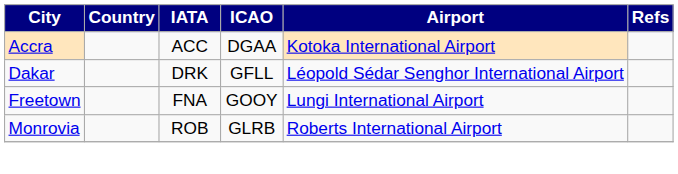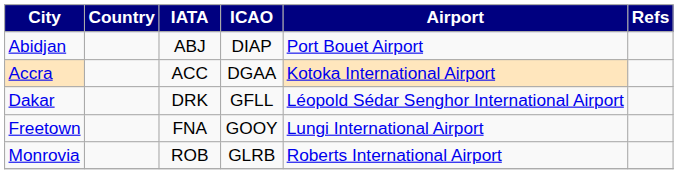+ row: (37, 45)
